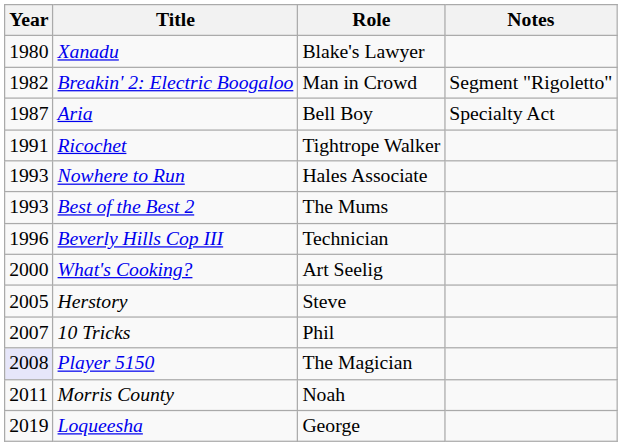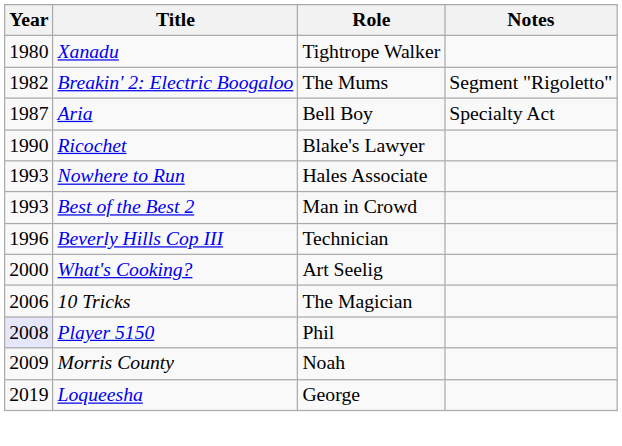(363, 51) Blake's Lawyer -> (371, 51) Tightrope Walker
(360, 82) Man in Crowd -> (345, 82) The Mums
(29, 144) 1991 -> (29, 144) 1990
(371, 144) Tightrope Walker -> (363, 144) Blake's Lawyer
(345, 207) The Mums -> (360, 207) Man in Crowd
- row: (93, 301)
(29, 332) 2007 -> (29, 301) 2006
(318, 332) Phil -> (357, 301) The Magician
(357, 363) The Magician -> (318, 332) Phil
(28, 394) 2011 -> (29, 363) 2009
